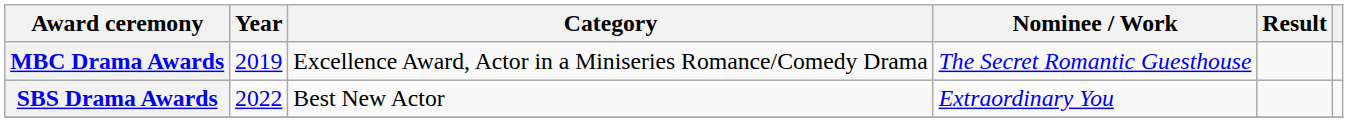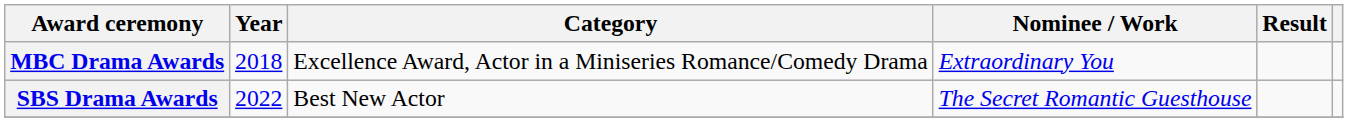(259, 60) 2019 -> (259, 60) 2018
(1095, 60) The Secret Romantic Guesthouse -> (1026, 60) Extraordinary You
(1026, 98) Extraordinary You -> (1095, 98) The Secret Romantic Guesthouse
